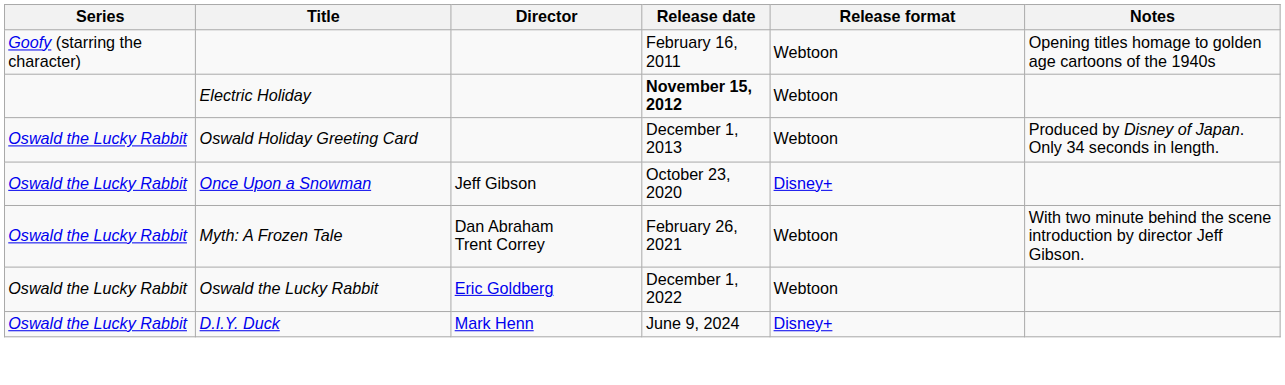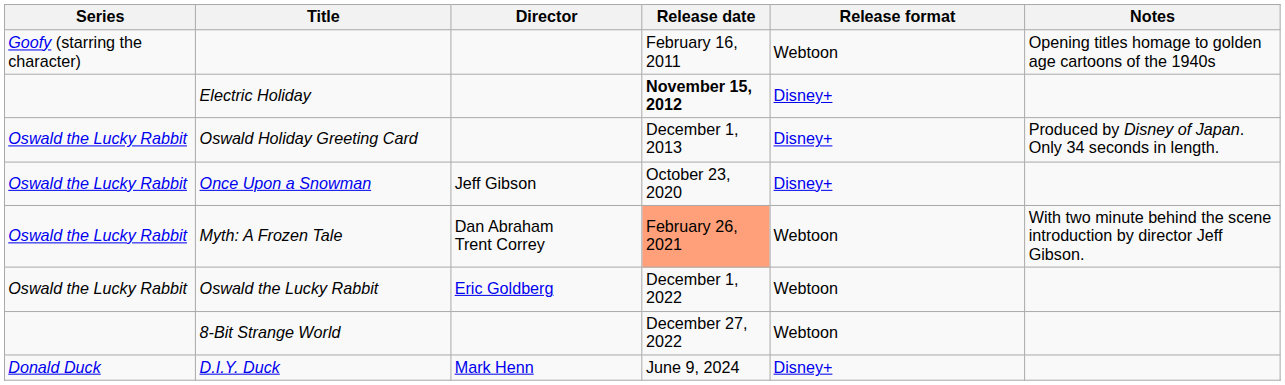(806, 95) Webtoon -> (803, 95) Disney+
(806, 139) Webtoon -> (803, 139) Disney+
(692, 236) no background -> (692, 236) lightsalmon background
+ row: (270, 333)
(98, 323) Oswald the Lucky Rabbit -> (54, 367) Donald Duck
